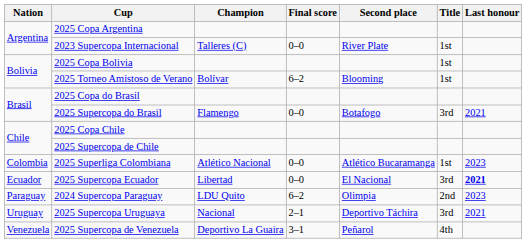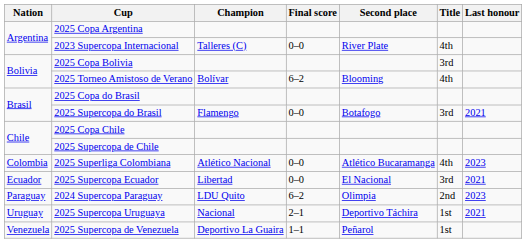(446, 46) 1st -> (446, 46) 4th
(446, 63) 1st -> (447, 63) 3rd
(446, 79) 1st -> (446, 79) 4th
(446, 163) 1st -> (446, 163) 4th
(475, 180) bold -> (475, 180) normal
(447, 213) 3rd -> (446, 213) 1st
(296, 230) 3–1 -> (296, 230) 1–1
(446, 230) 4th -> (446, 230) 1st
